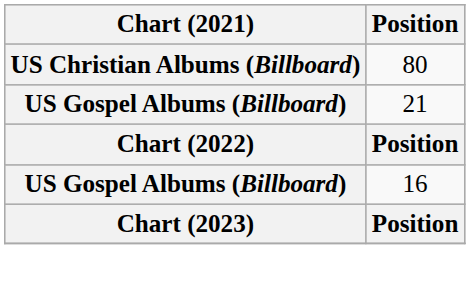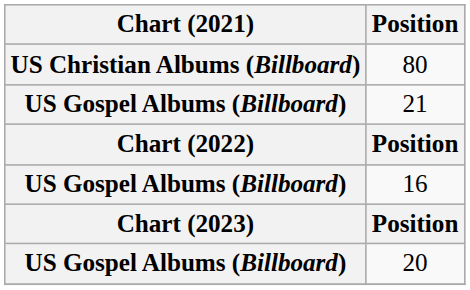+ row: (415, 263)
